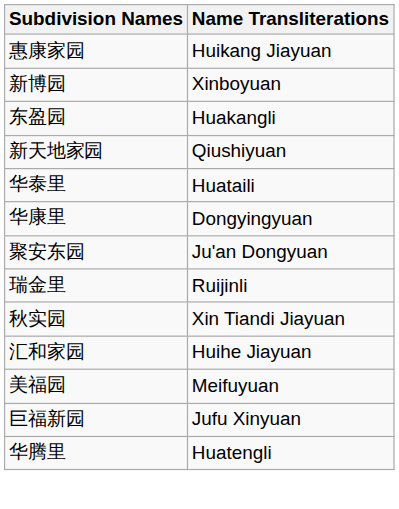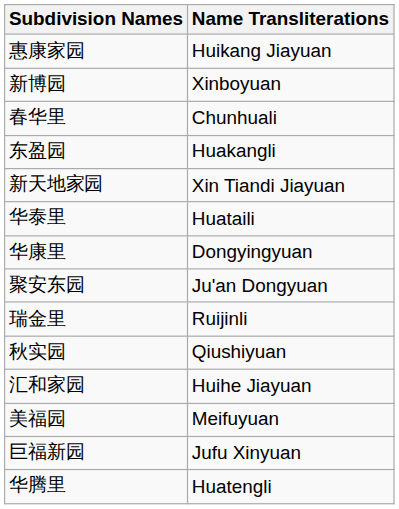+ row: (37, 117)
(239, 151) Qiushiyuan -> (268, 185) Xin Tiandi Jiayuan
(268, 319) Xin Tiandi Jiayuan -> (239, 352) Qiushiyuan
